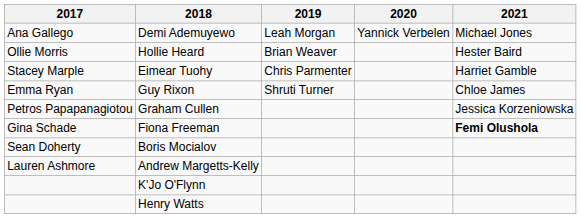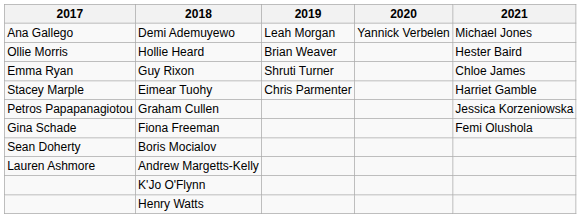rows swapped: (166, 90) <-> (175, 71)
(497, 128) bold -> (494, 128) normal
